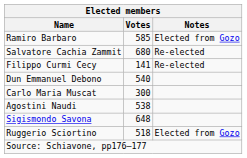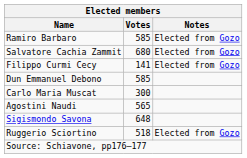(180, 52) Re-elected -> (197, 52) Elected from Gozo
(180, 65) Re-elected -> (197, 65) Elected from Gozo
(143, 79) 540 -> (143, 79) 585
(143, 106) 538 -> (143, 106) 565
